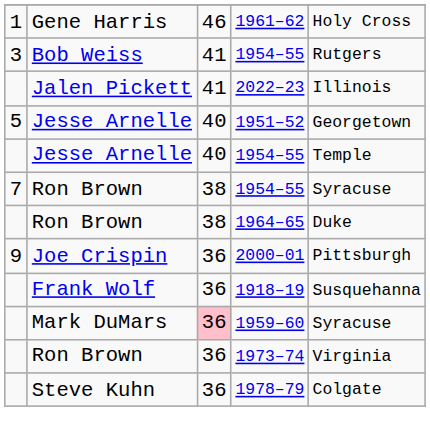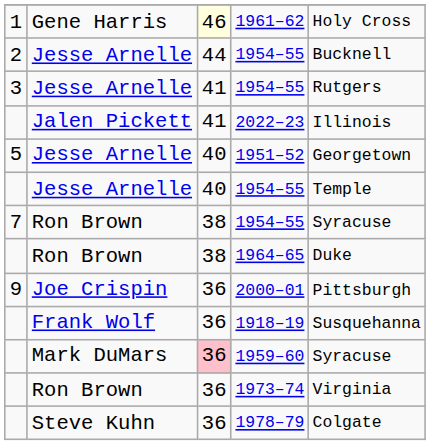(214, 22) no background -> (214, 22) lightyellow background
+ row: (16, 55)
(87, 55) Bob Weiss -> (112, 88) Jesse Arnelle
